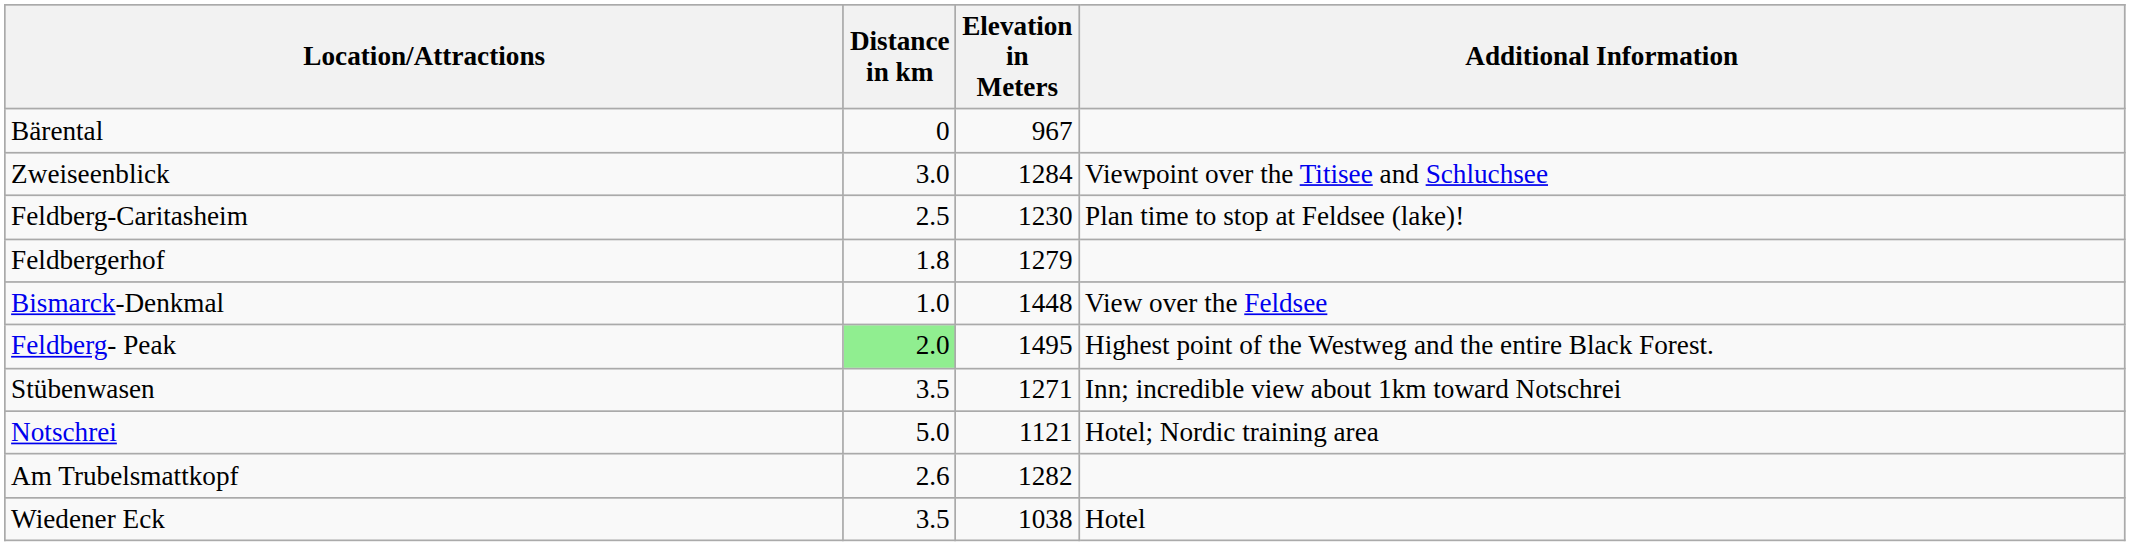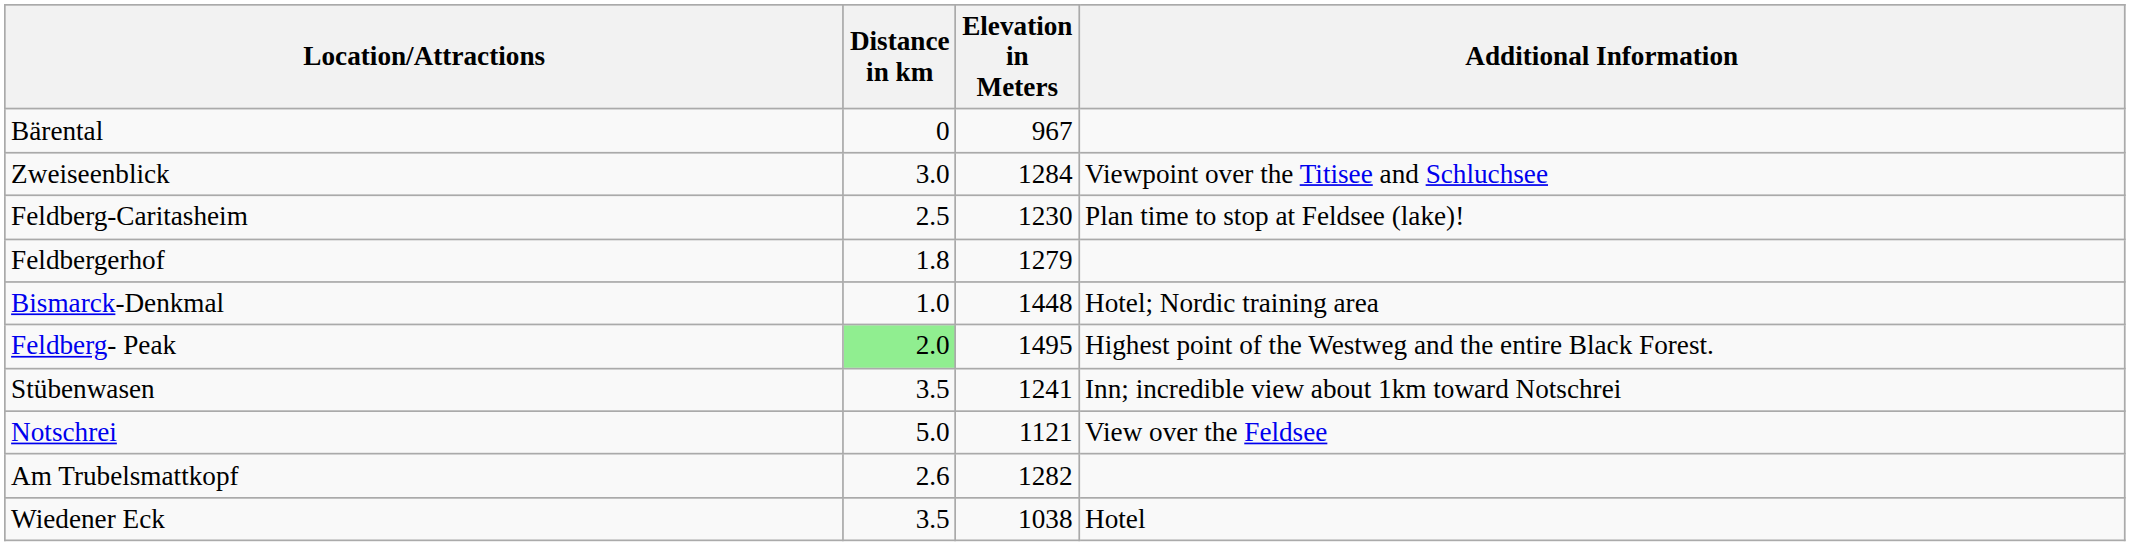(1206, 302) View over the Feldsee -> (1232, 302) Hotel; Nordic training area
(1045, 389) 1271 -> (1045, 389) 1241
(1232, 432) Hotel; Nordic training area -> (1206, 432) View over the Feldsee
